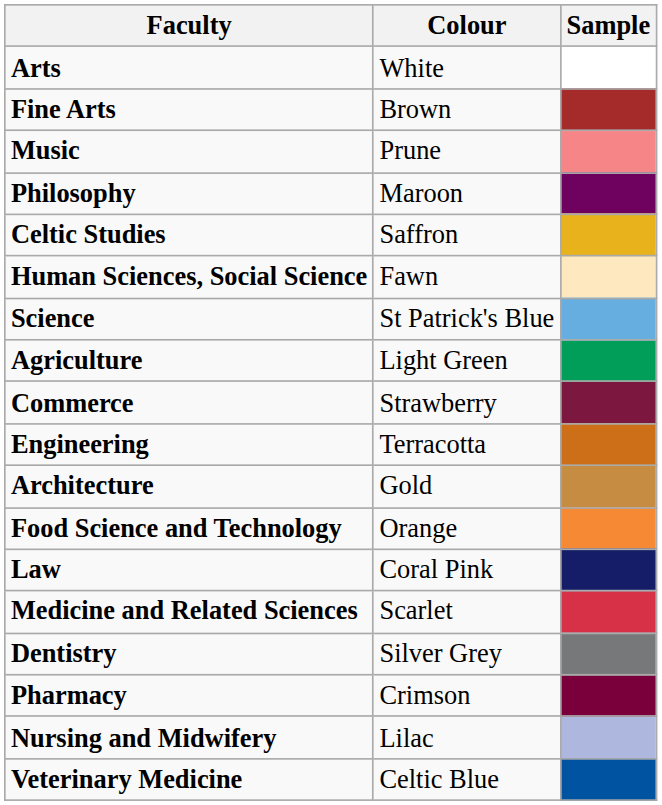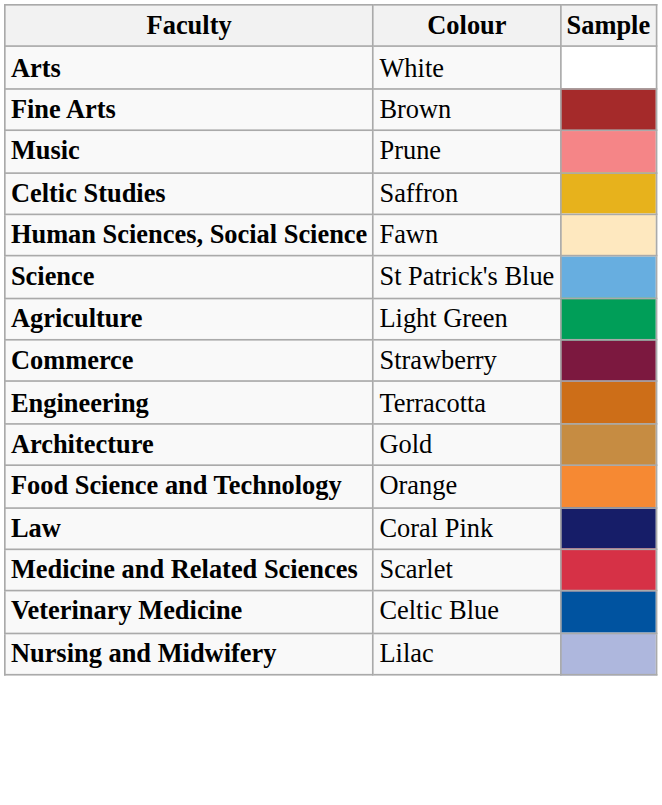- row: (73, 192)
- row: (64, 653)
- row: (69, 695)
rows swapped: (144, 737) <-> (127, 779)
